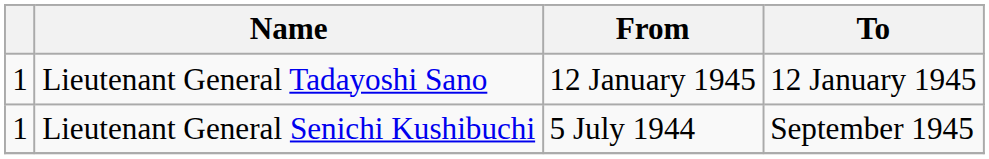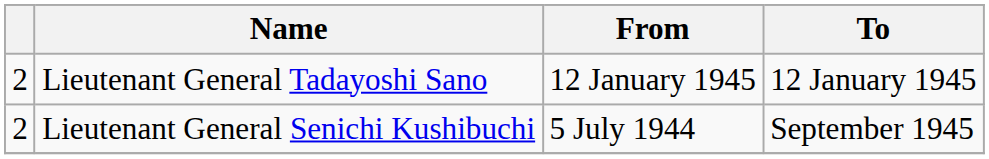(20, 78) 1 -> (20, 78) 2
(20, 128) 1 -> (20, 128) 2
